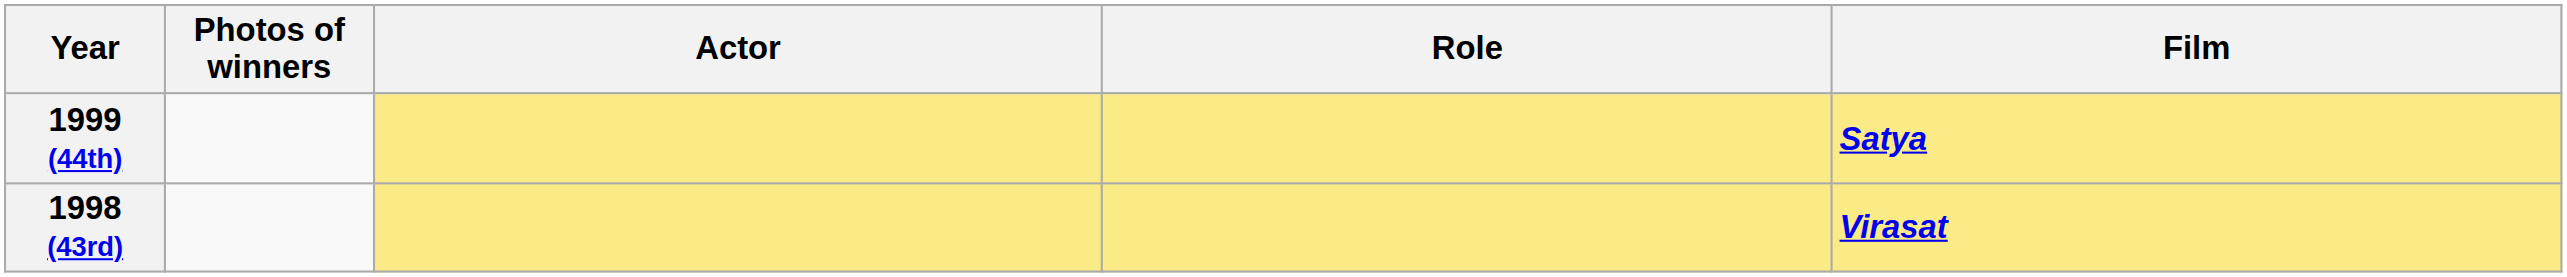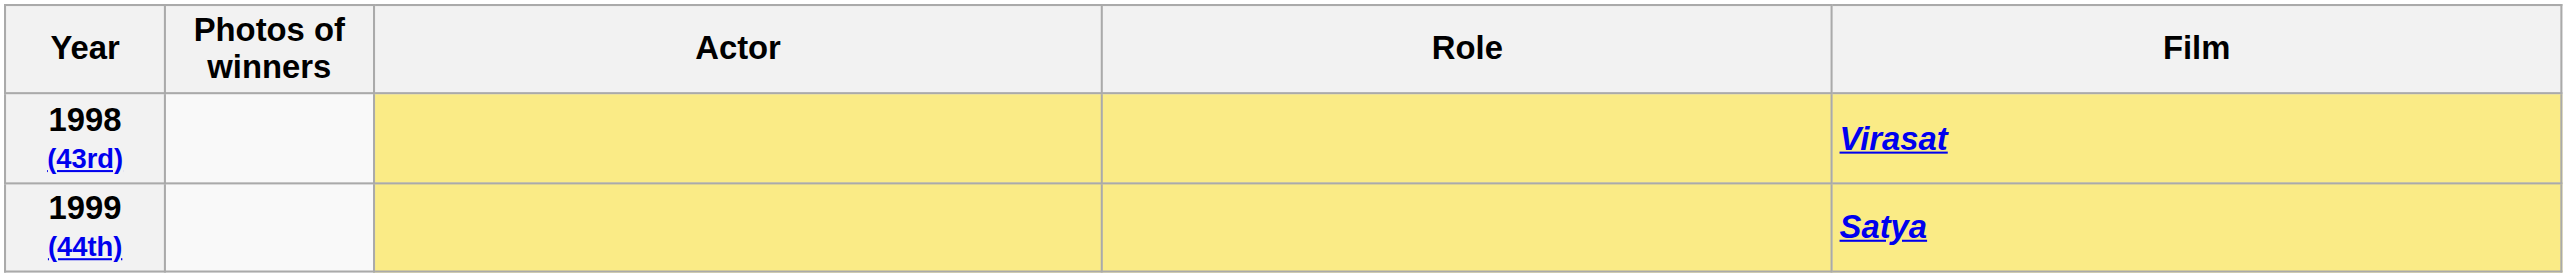rows swapped: (85, 226) <-> (85, 137)
